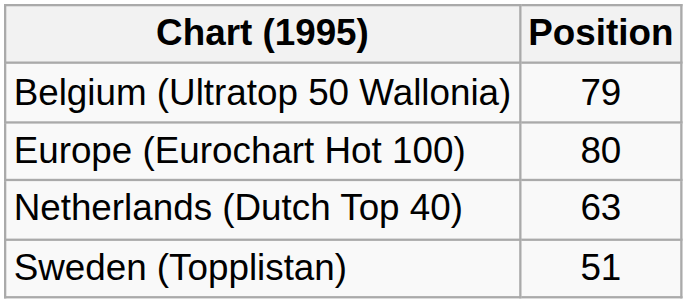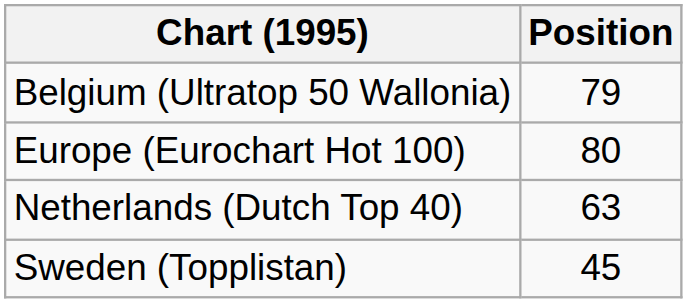(601, 267) 51 -> (601, 267) 45
